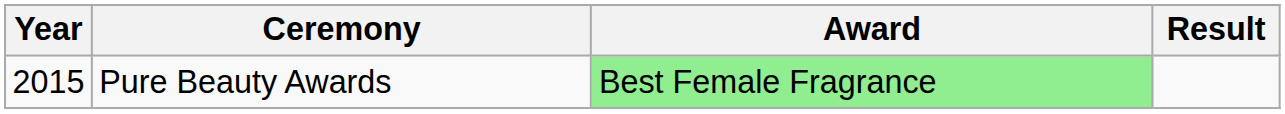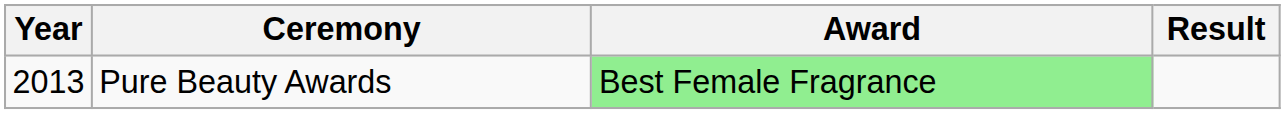(48, 81) 2015 -> (48, 81) 2013
